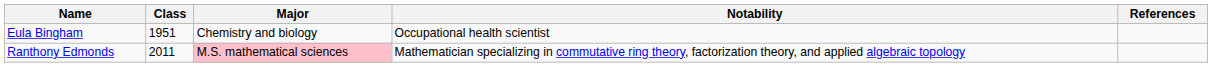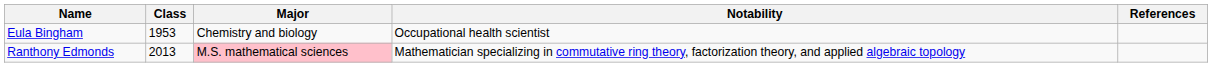(162, 33) 1951 -> (162, 33) 1953
(162, 52) 2011 -> (162, 52) 2013
